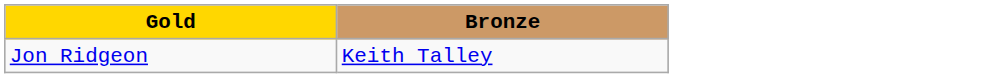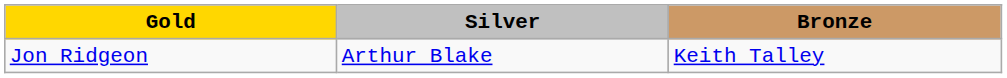+ column: (503, 22)
